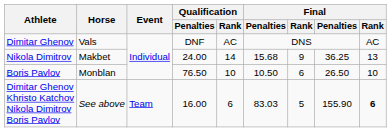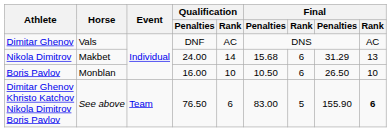(301, 57) 9 -> (301, 57) 6
(337, 57) 36.25 -> (337, 57) 31.29
(195, 72) 76.50 -> (195, 72) 16.00
(195, 104) 16.00 -> (195, 104) 76.50
(266, 104) 83.03 -> (266, 104) 83.00
